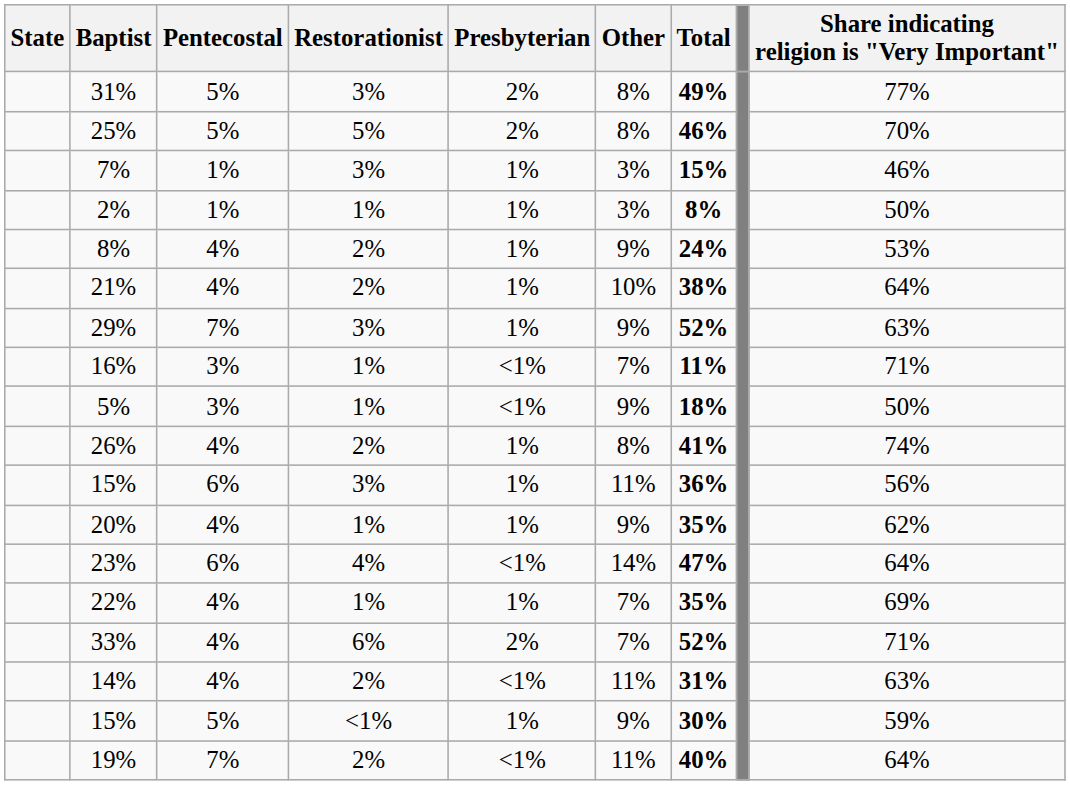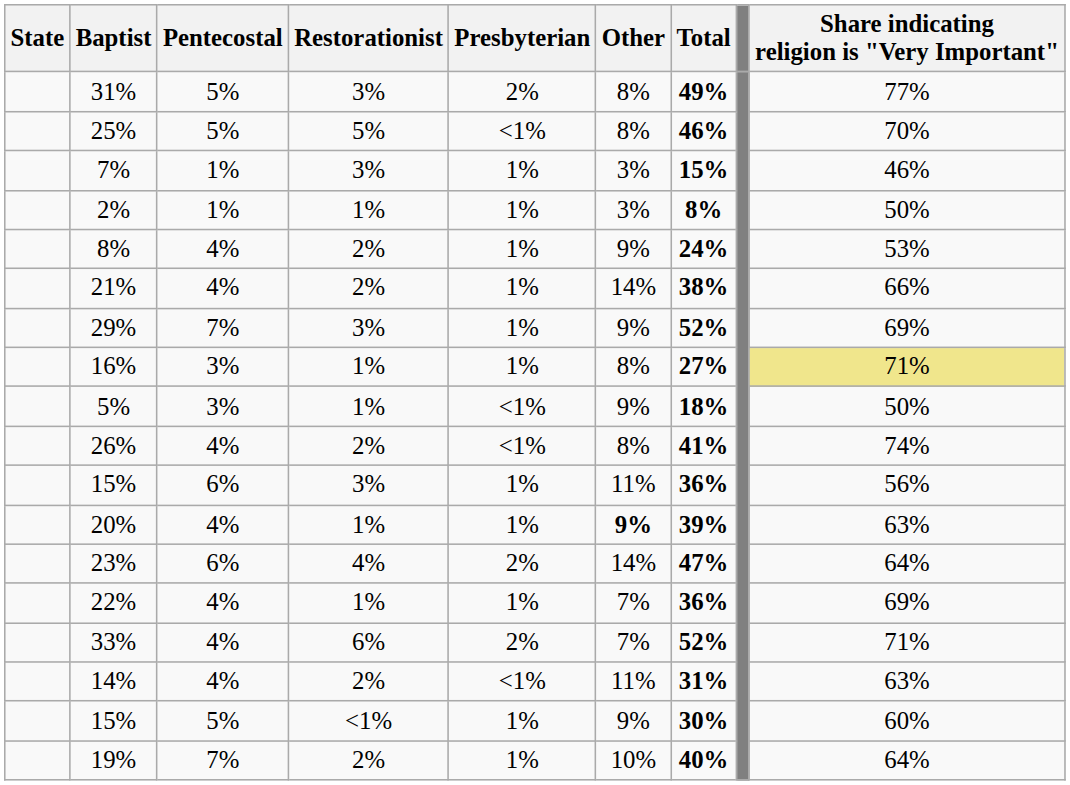(522, 130) 2% -> (522, 130) <1%
(633, 288) 10% -> (633, 288) 14%
(907, 288) 64% -> (907, 288) 66%
(907, 327) 63% -> (907, 327) 69%
(522, 366) <1% -> (522, 366) 1%
(633, 366) 7% -> (633, 366) 8%
(704, 366) 11% -> (704, 366) 27%
(907, 366) no background -> (907, 366) khaki background
(522, 445) 1% -> (522, 445) <1%
(633, 524) normal -> (633, 524) bold
(704, 524) 35% -> (704, 524) 39%
(907, 524) 62% -> (907, 524) 63%
(522, 563) <1% -> (522, 563) 2%
(704, 602) 35% -> (704, 602) 36%
(907, 720) 59% -> (907, 720) 60%
(522, 760) <1% -> (522, 760) 1%
(633, 760) 11% -> (633, 760) 10%
